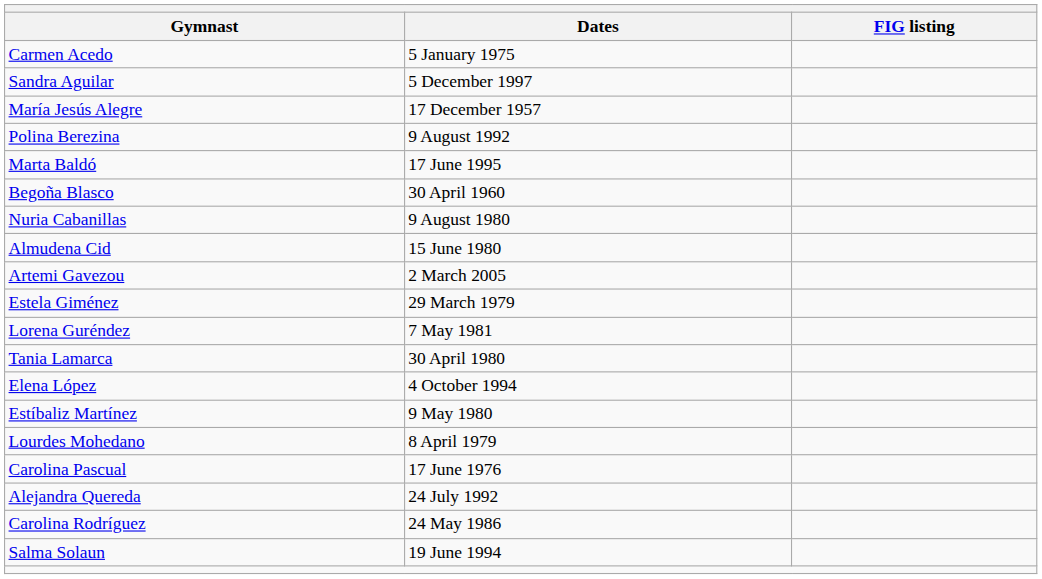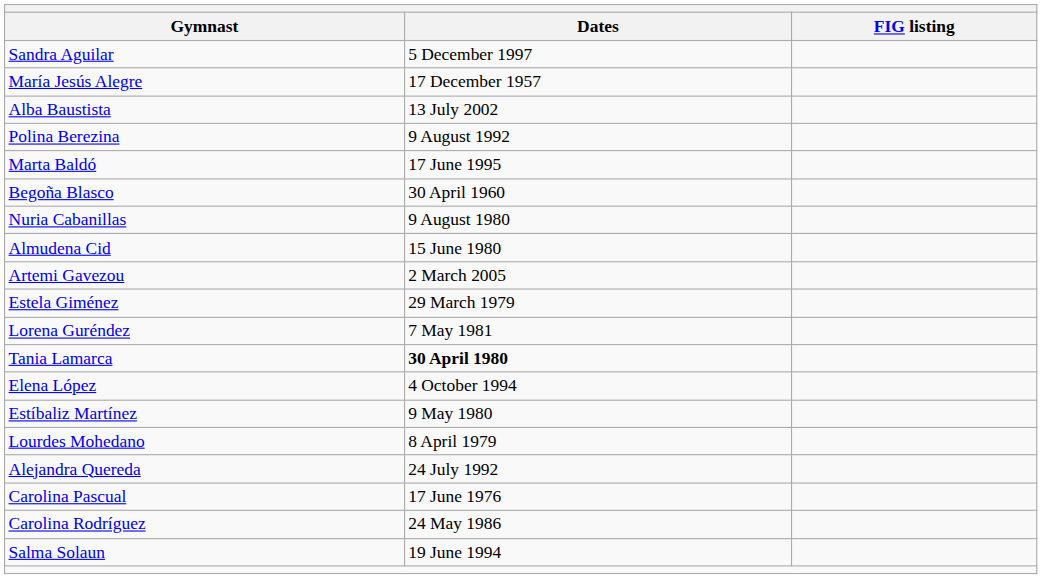- row: (61, 54)
+ row: (60, 109)
(457, 358) normal -> (458, 358) bold
rows swapped: (67, 468) <-> (75, 496)
